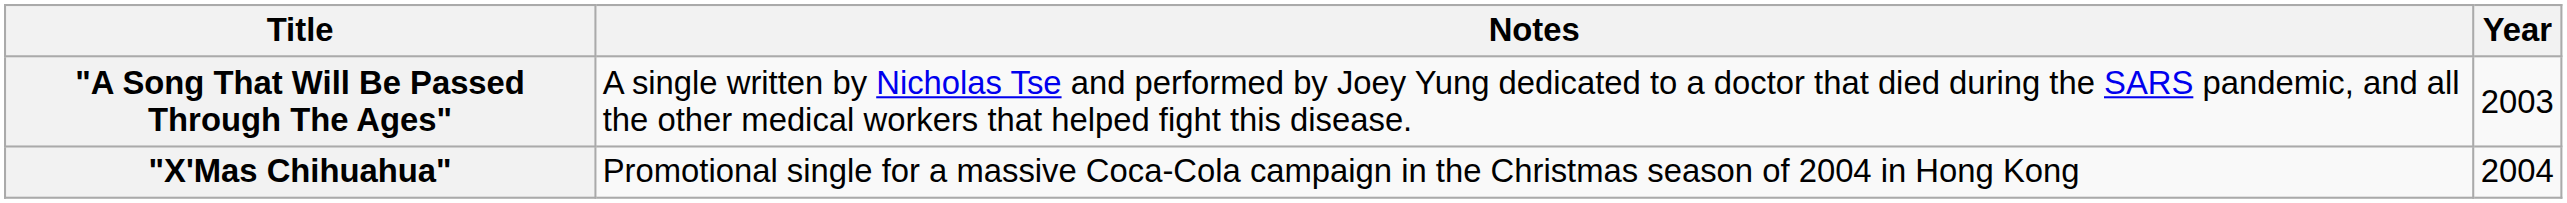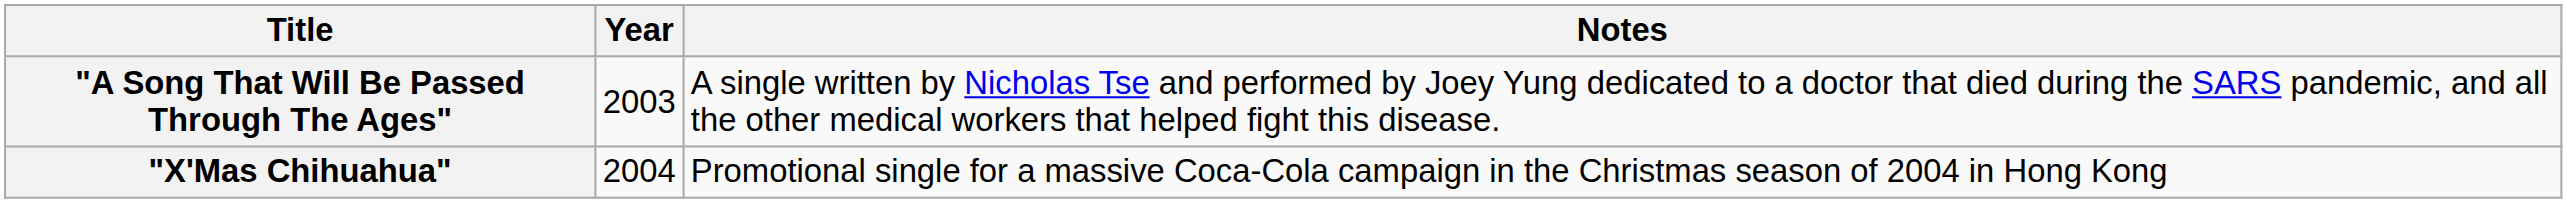columns swapped: (2517, 30) <-> (1534, 30)
